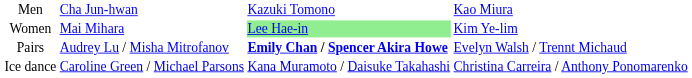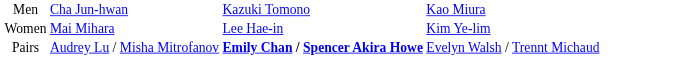(278, 28) lightgreen background -> (253, 28) no background
- row: (30, 66)
